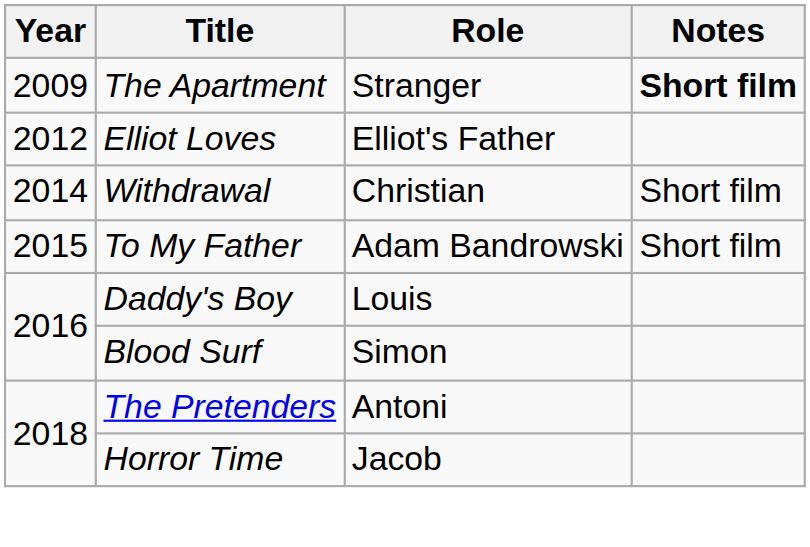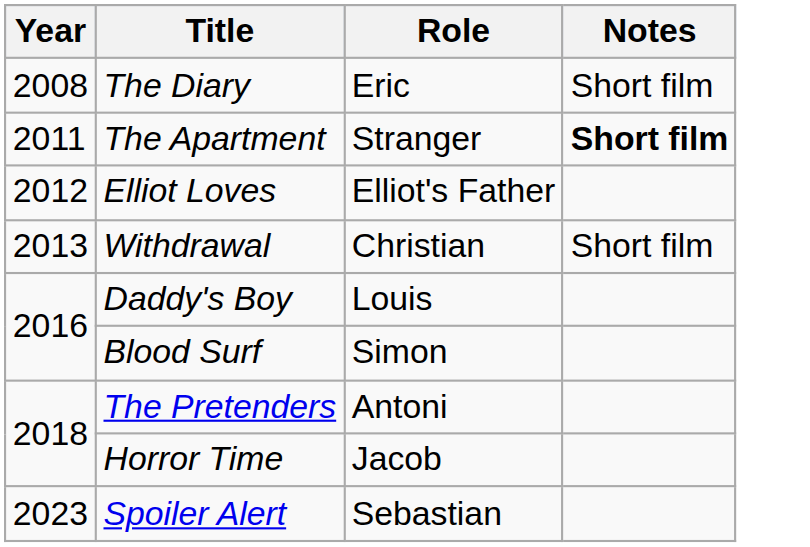+ row: (177, 84)
(50, 84) 2009 -> (49, 138) 2011
(50, 191) 2014 -> (50, 245) 2013
- row: (202, 245)
+ row: (195, 513)
